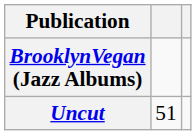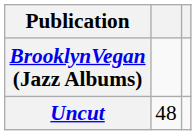(166, 112) 51 -> (166, 112) 48
